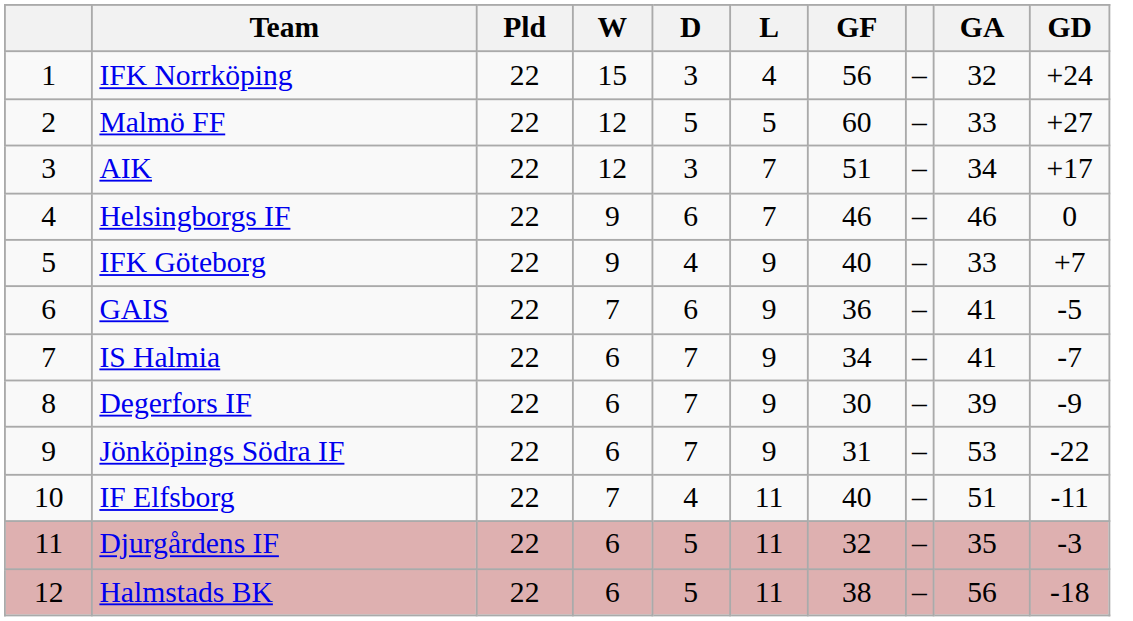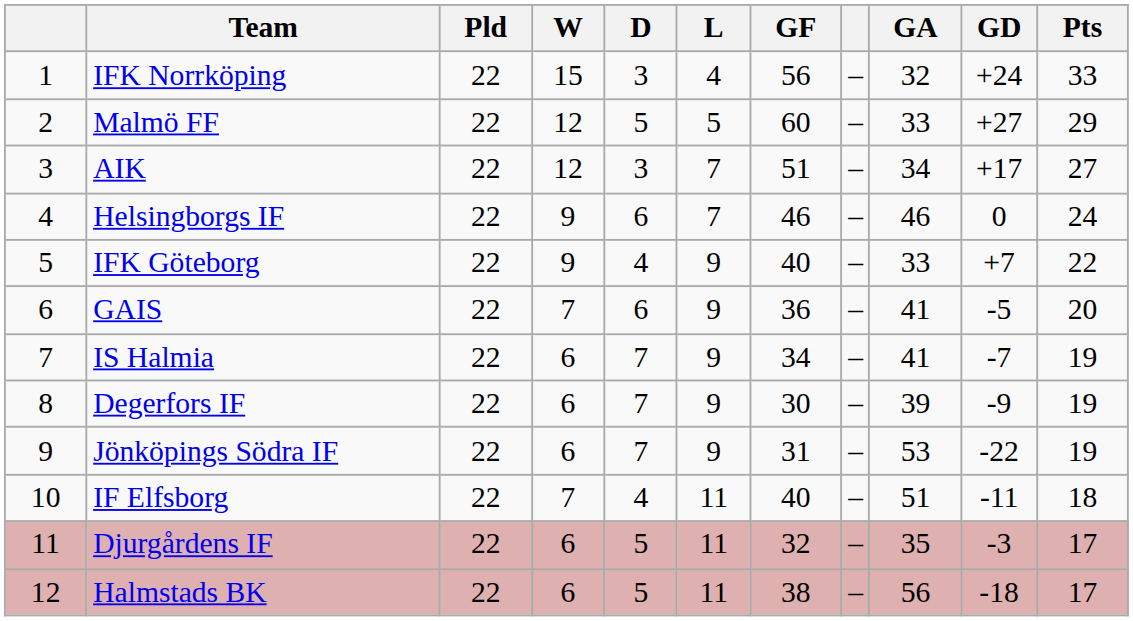+ column: (1082, 27)
